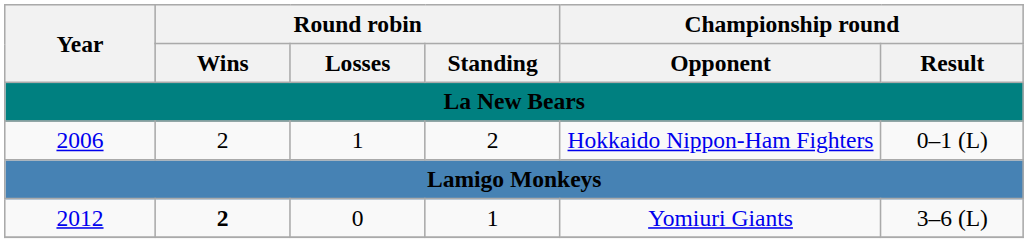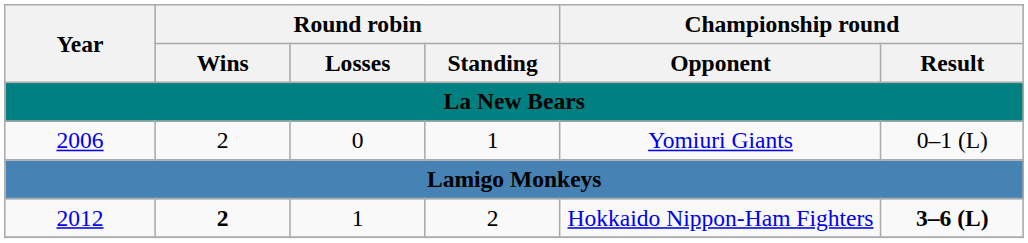(358, 140) 1 -> (358, 140) 0
(493, 140) 2 -> (493, 140) 1
(721, 140) Hokkaido Nippon-Ham Fighters -> (721, 140) Yomiuri Giants
(358, 218) 0 -> (358, 218) 1
(493, 218) 1 -> (493, 218) 2
(721, 218) Yomiuri Giants -> (721, 218) Hokkaido Nippon-Ham Fighters
(952, 218) normal -> (952, 218) bold
